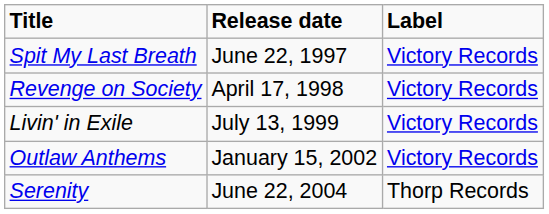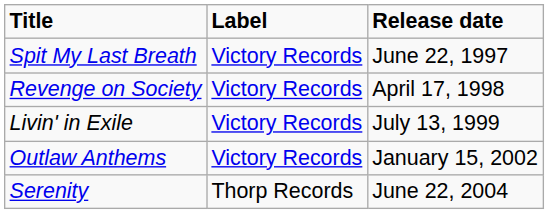columns swapped: (277, 21) <-> (415, 21)
